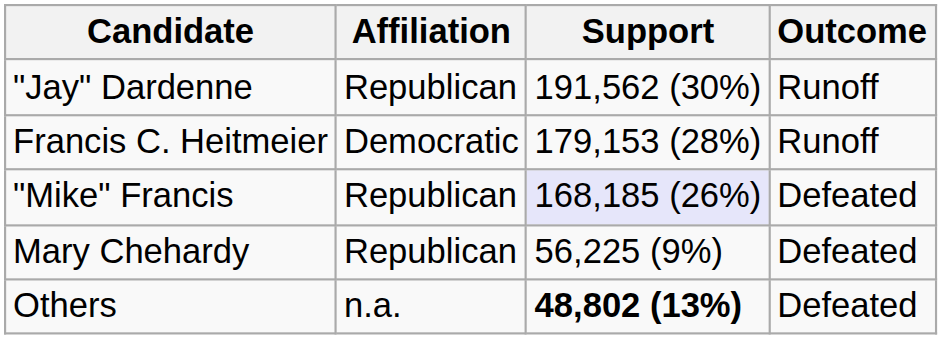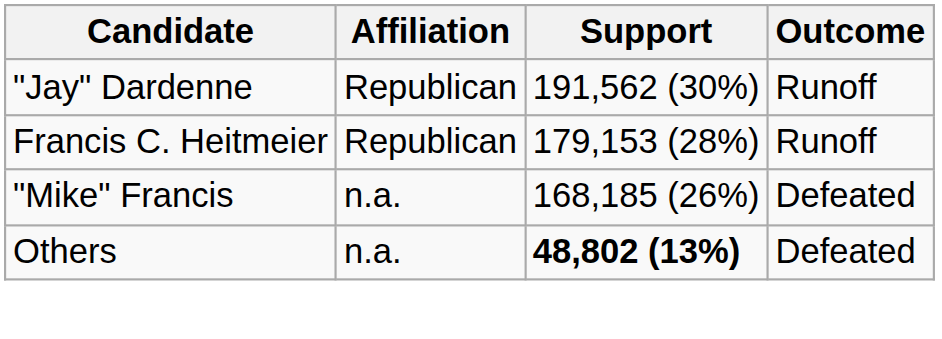(431, 141) Democratic -> (430, 141) Republican
(430, 196) Republican -> (373, 196) n.a.
(648, 196) lavender background -> (646, 196) no background
- row: (131, 251)
